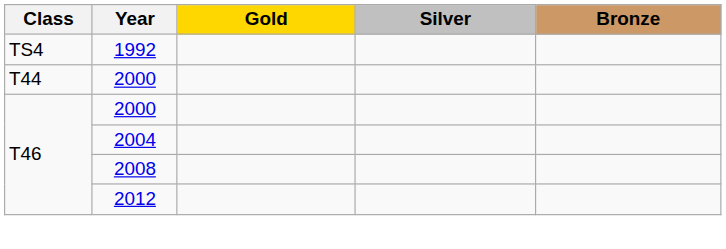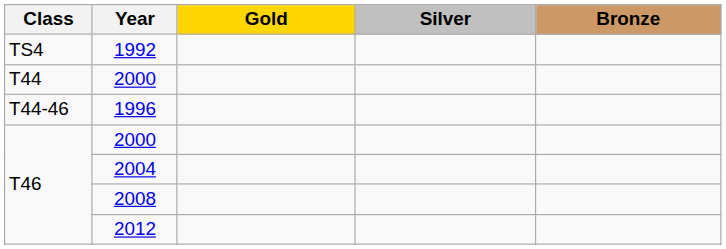+ row: (39, 109)
